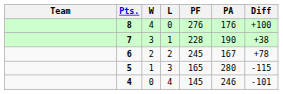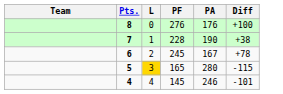- column: (151, 11)
(170, 68) no background -> (151, 68) gold background
